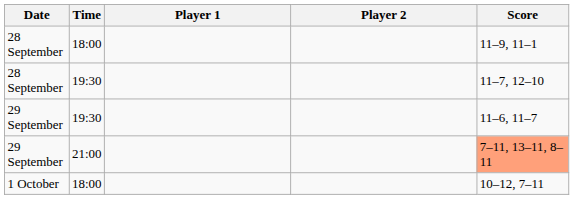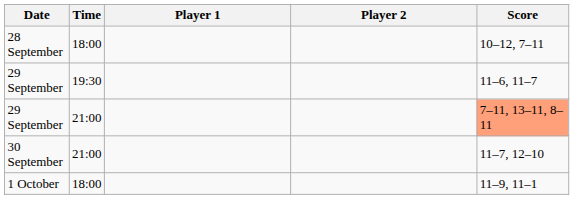(508, 44) 11–9, 11–1 -> (512, 44) 10–12, 7–11
- row: (35, 81)
+ row: (35, 154)
(512, 183) 10–12, 7–11 -> (508, 183) 11–9, 11–1
